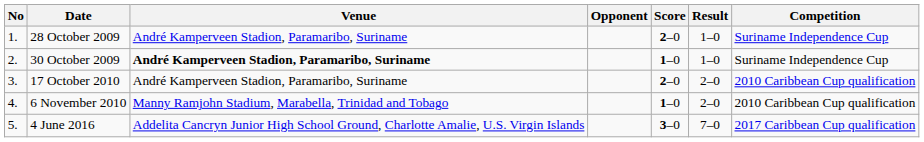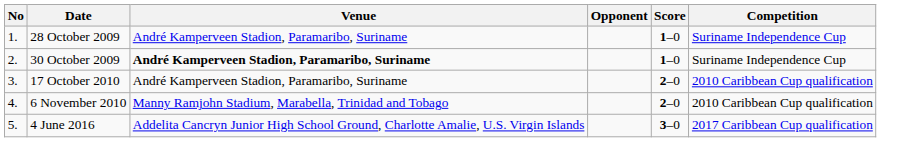- column: (710, 15)
(670, 37) 2–0 -> (670, 37) 1–0
(670, 103) 1–0 -> (670, 103) 2–0
